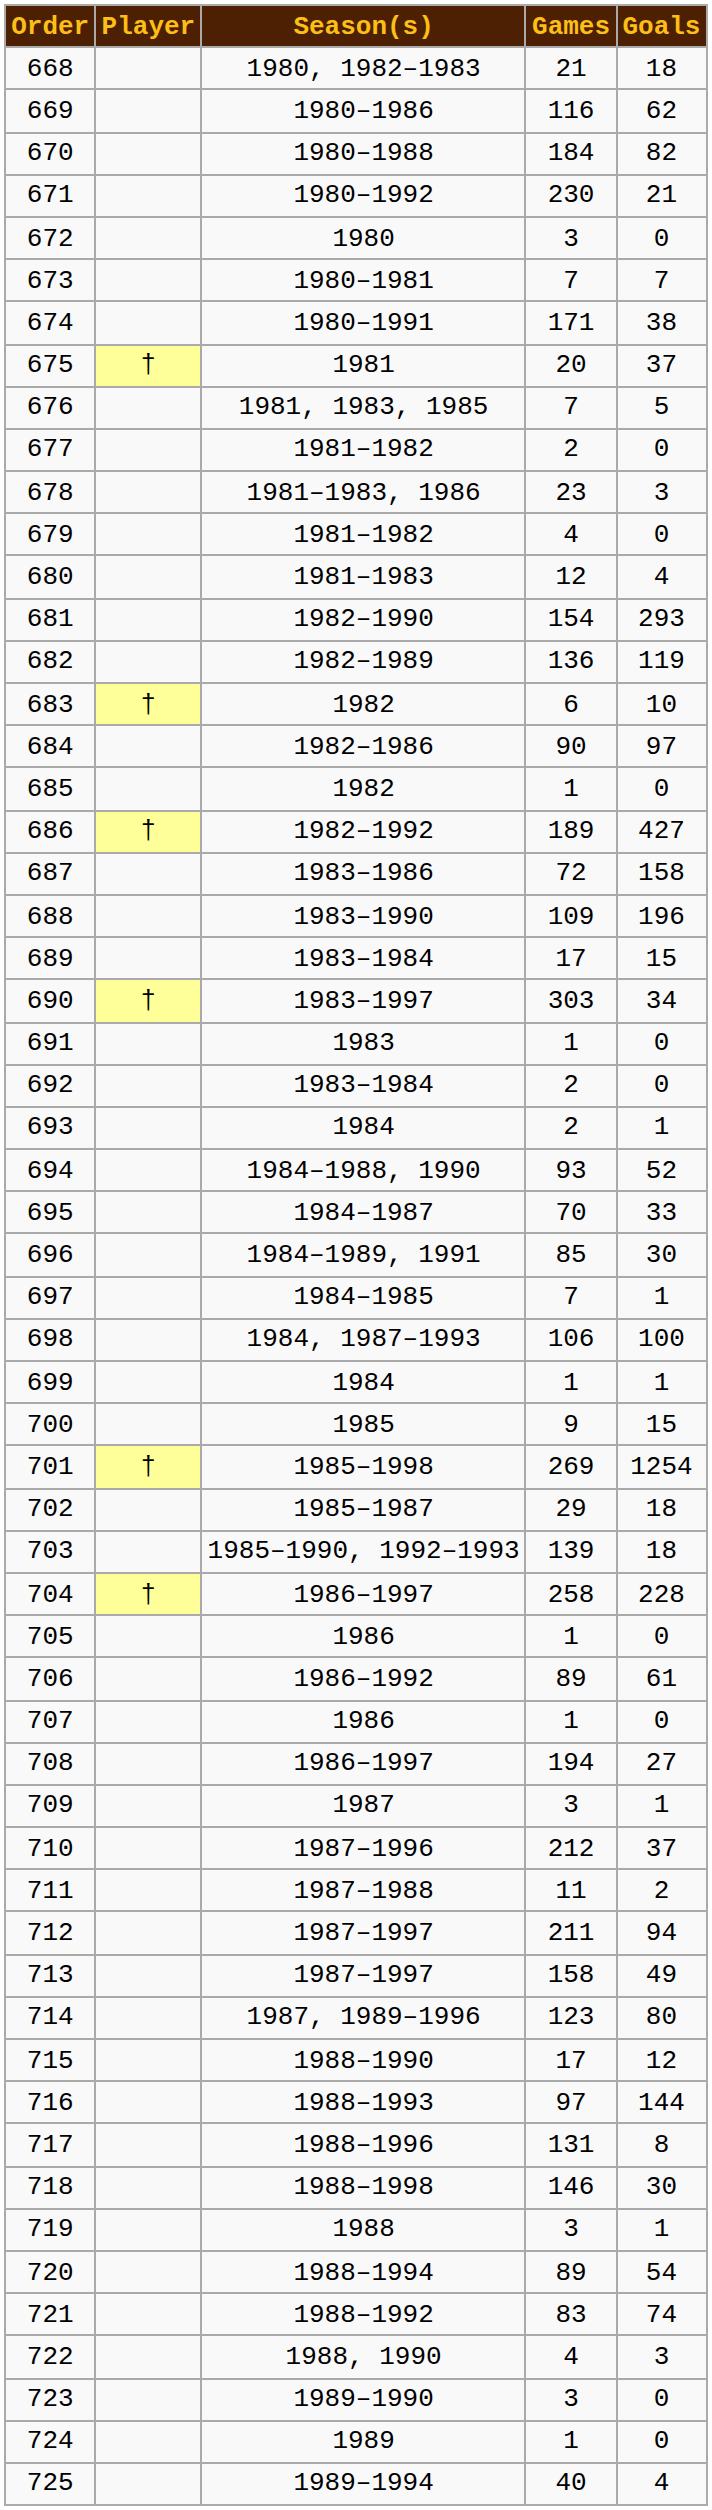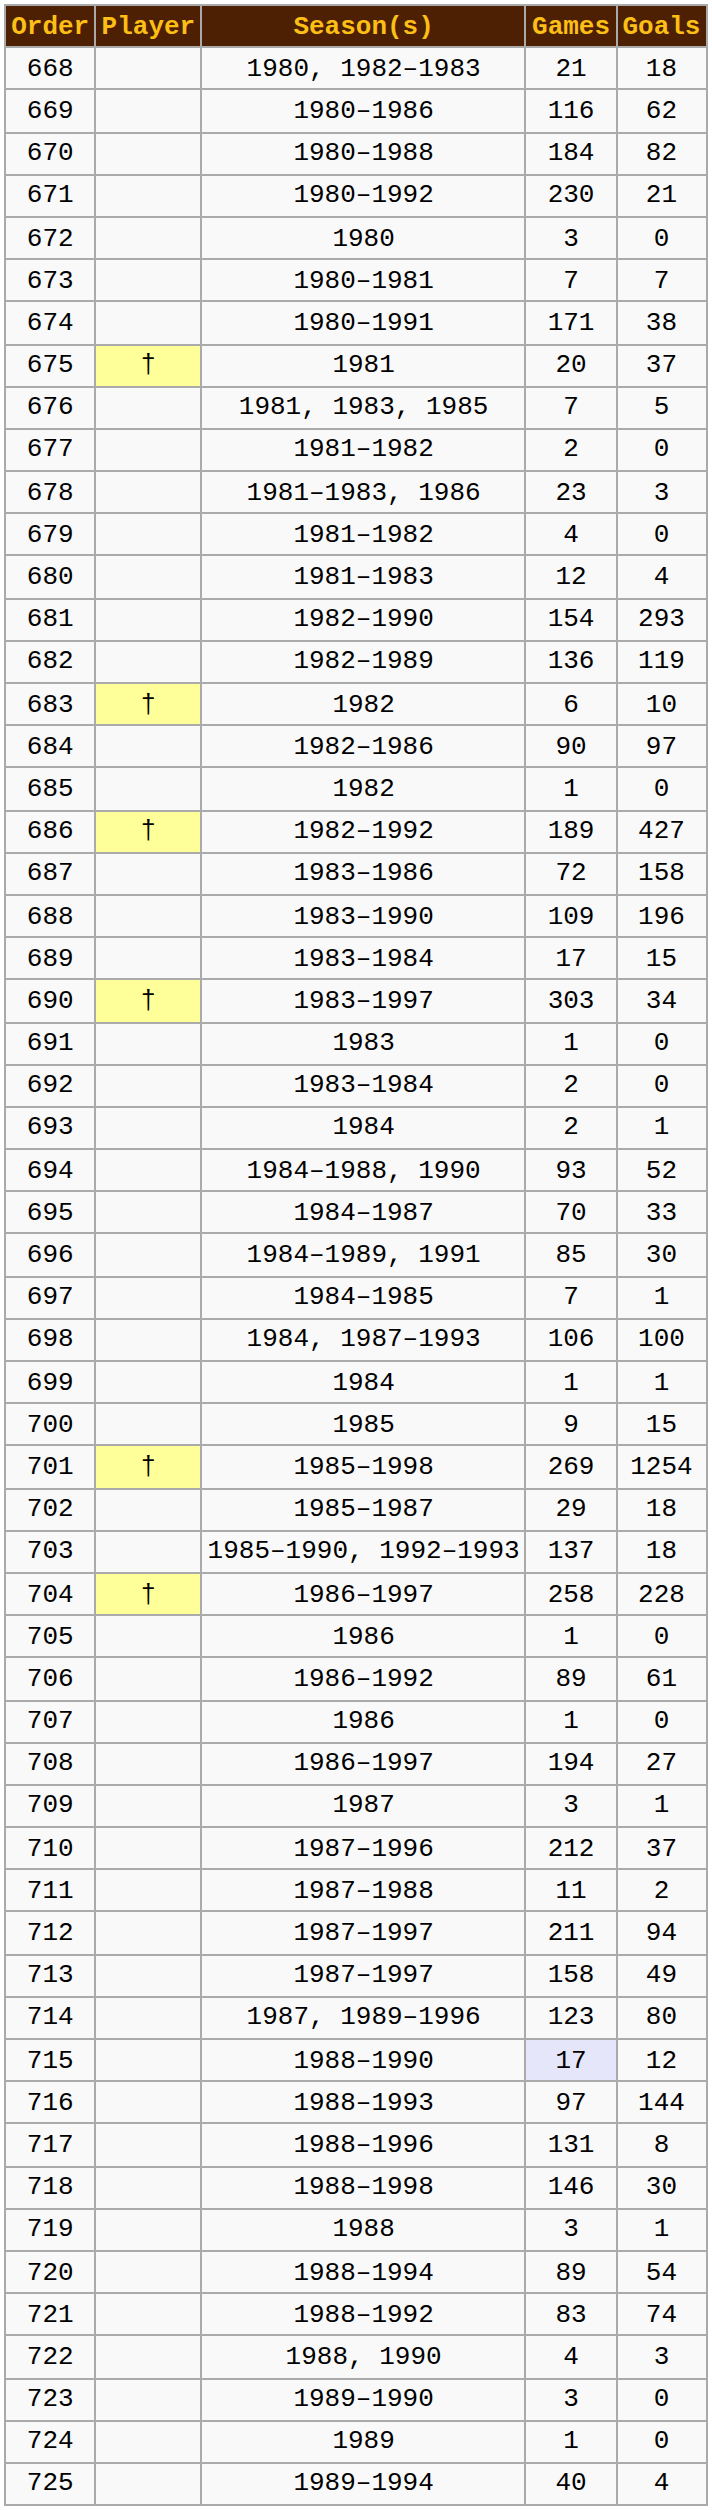(571, 1552) 139 -> (571, 1552) 137
(571, 2060) no background -> (571, 2060) lavender background
